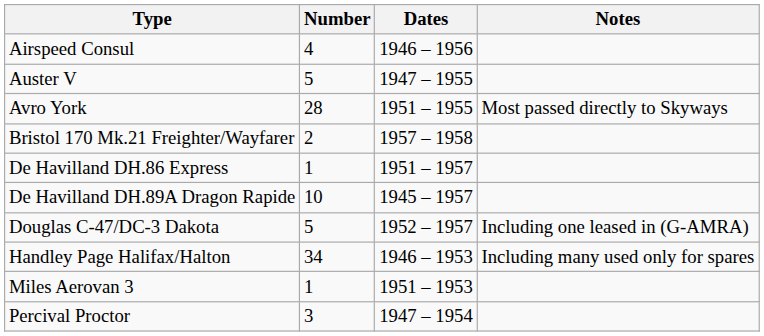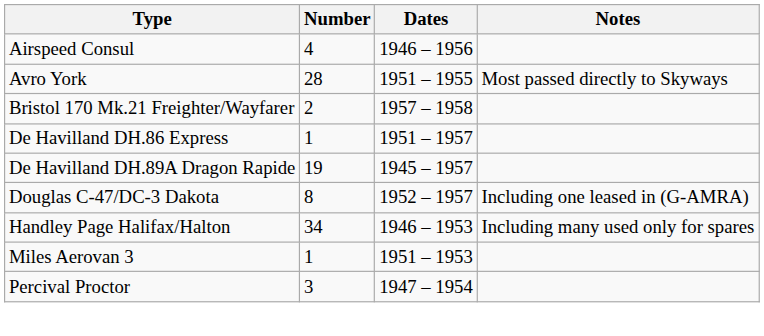- row: (43, 78)
(313, 197) 10 -> (313, 167) 19
(309, 227) 5 -> (309, 197) 8
